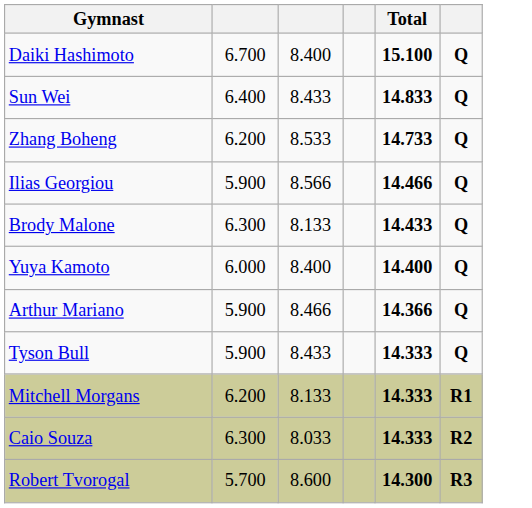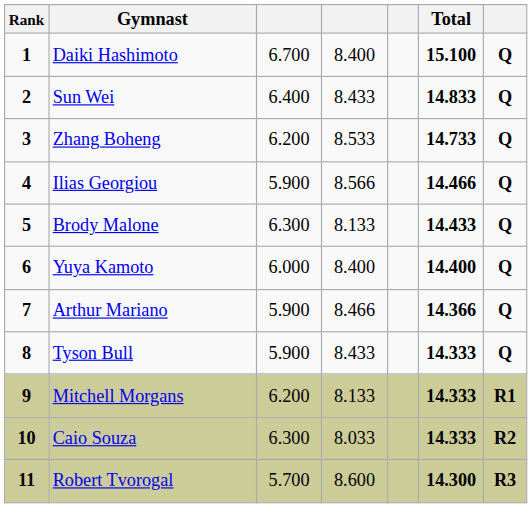+ column: (27, 20)
